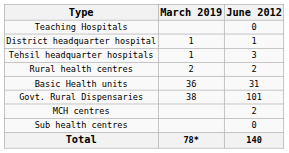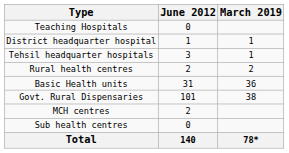columns swapped: (254, 12) <-> (191, 12)
